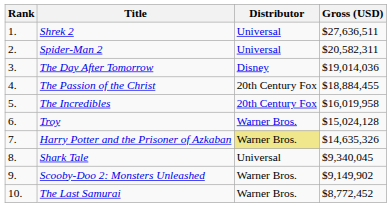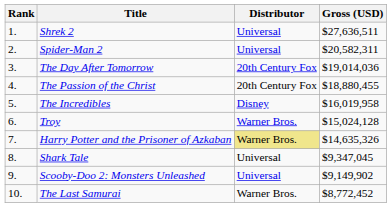(253, 67) Disney -> (277, 67) 20th Century Fox
(350, 85) $18,884,455 -> (350, 85) $18,880,455
(277, 103) 20th Century Fox -> (253, 103) Disney
(348, 157) $9,340,045 -> (348, 157) $9,347,045
(267, 175) Warner Bros. -> (259, 175) Universal
